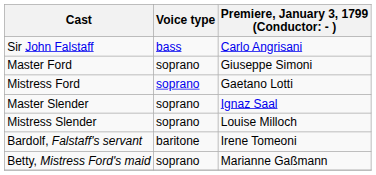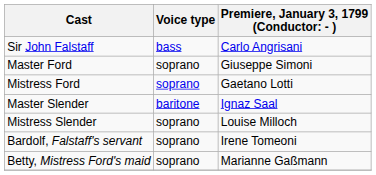(178, 103) soprano -> (178, 103) baritone
(178, 141) baritone -> (178, 141) soprano
